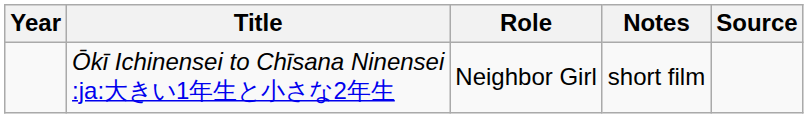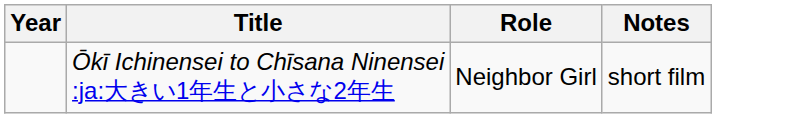- column: (757, 23)
